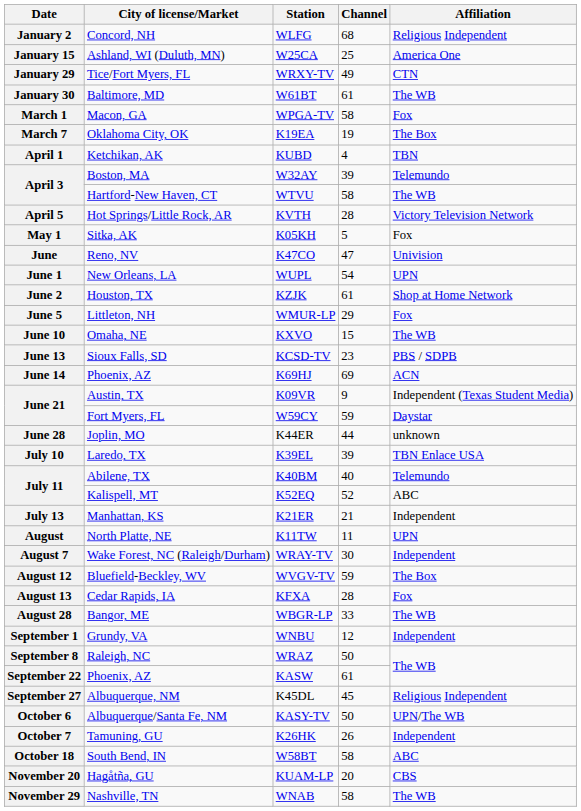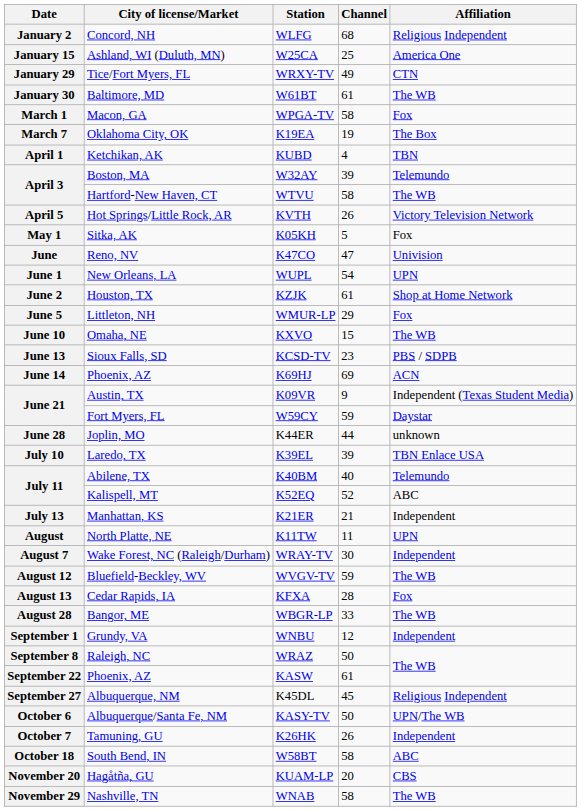(348, 214) 28 -> (348, 214) 26
(415, 575) The Box -> (414, 575) The WB
